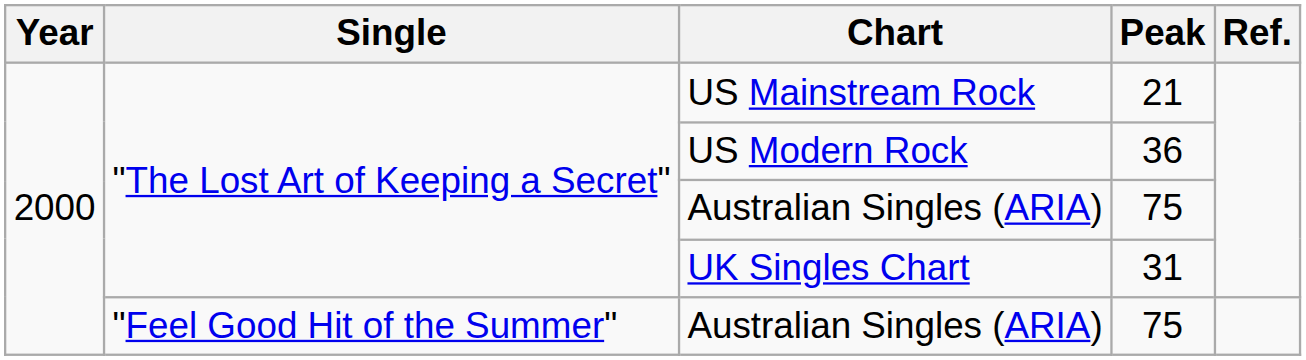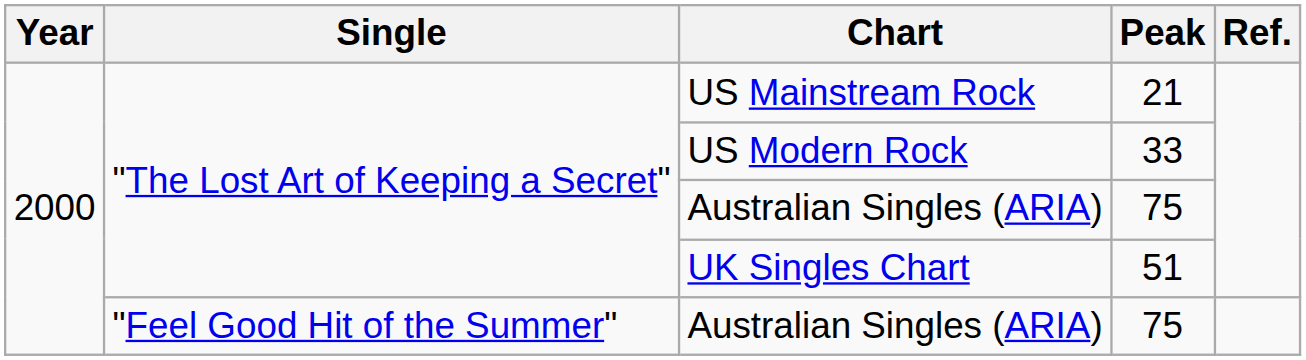(1163, 150) 36 -> (1163, 150) 33
(1163, 267) 31 -> (1163, 267) 51
